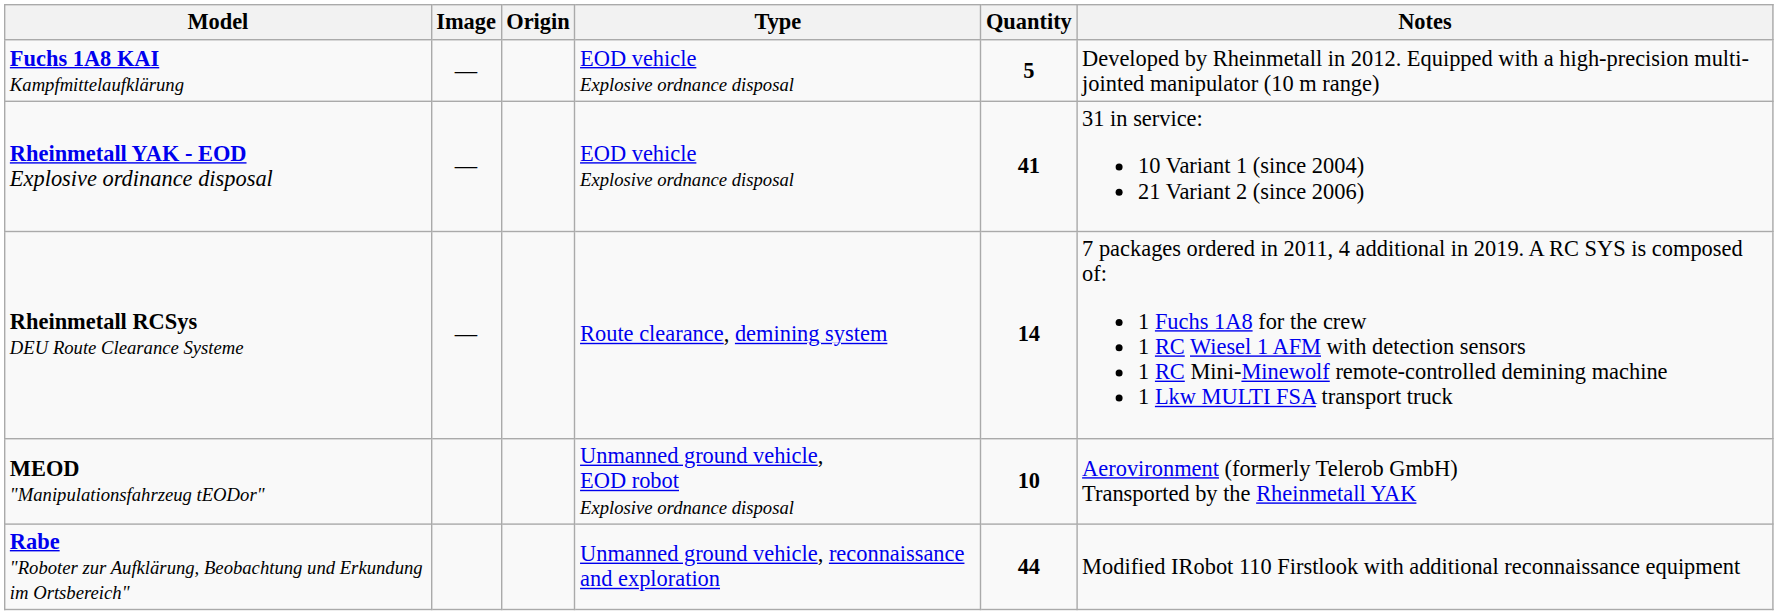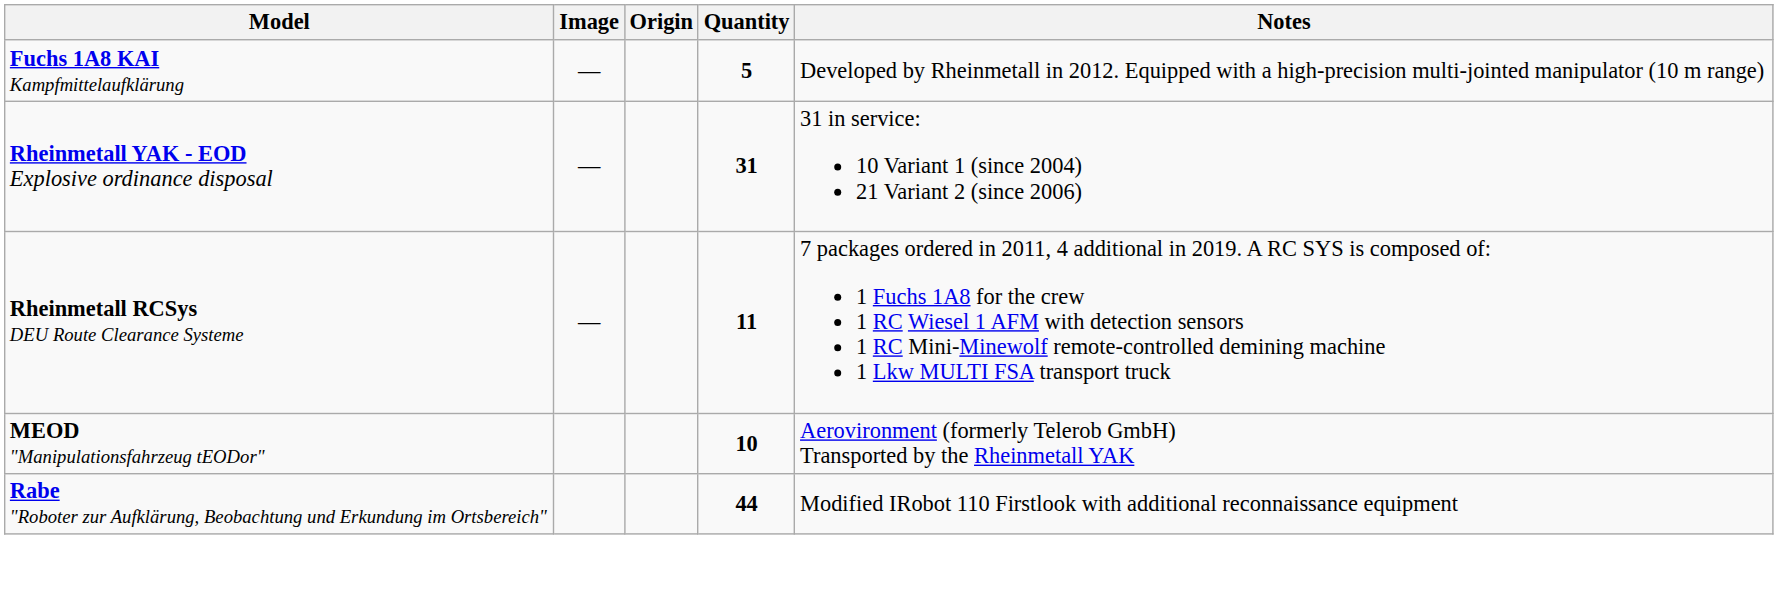- column: (778, 22)
(1029, 166) 41 -> (747, 166) 31
(1029, 334) 14 -> (747, 322) 11
